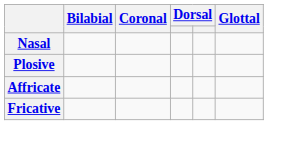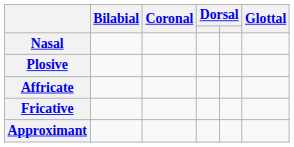+ row: (47, 130)
